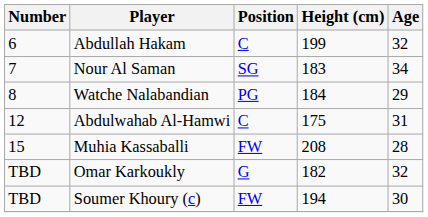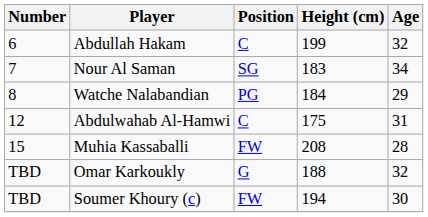(314, 172) 182 -> (314, 172) 188
